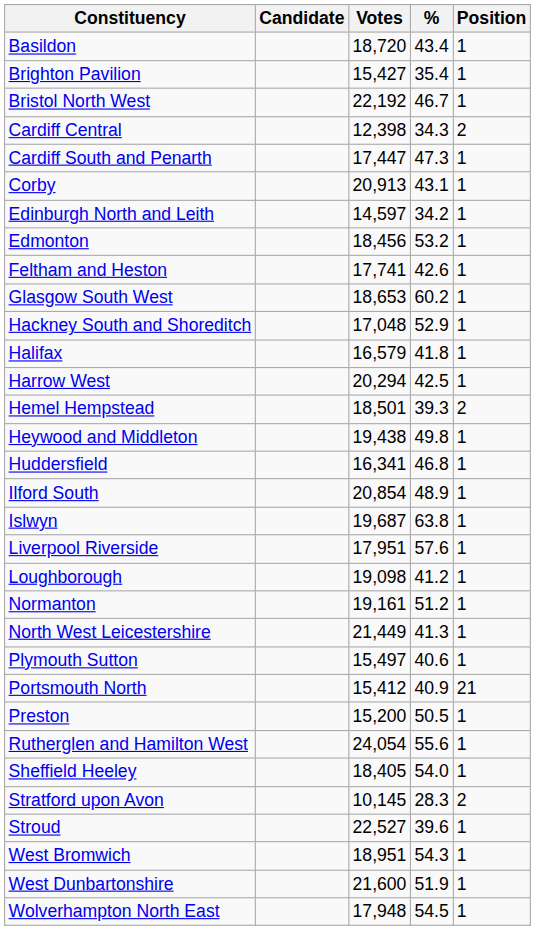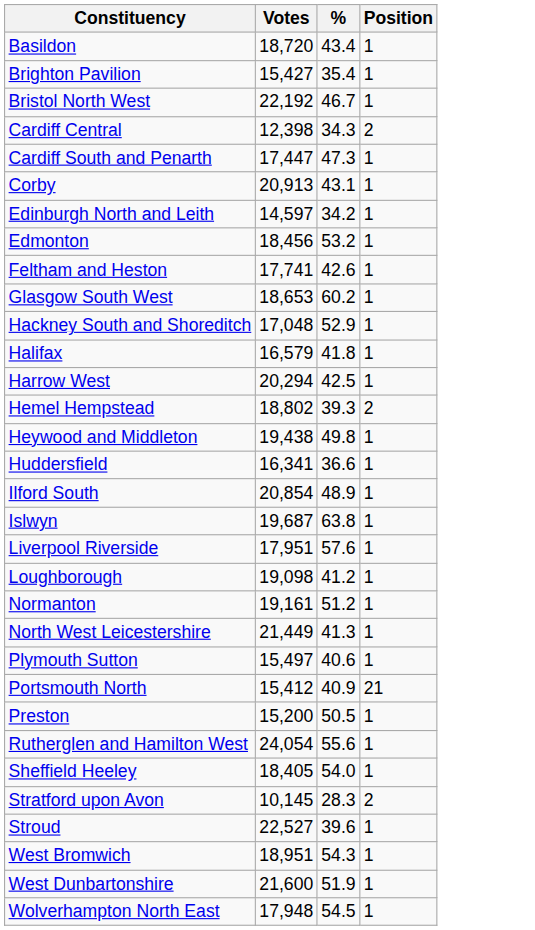- column: (302, 18)
(379, 409) 18,501 -> (286, 409) 18,802
(432, 465) 46.8 -> (338, 465) 36.6
